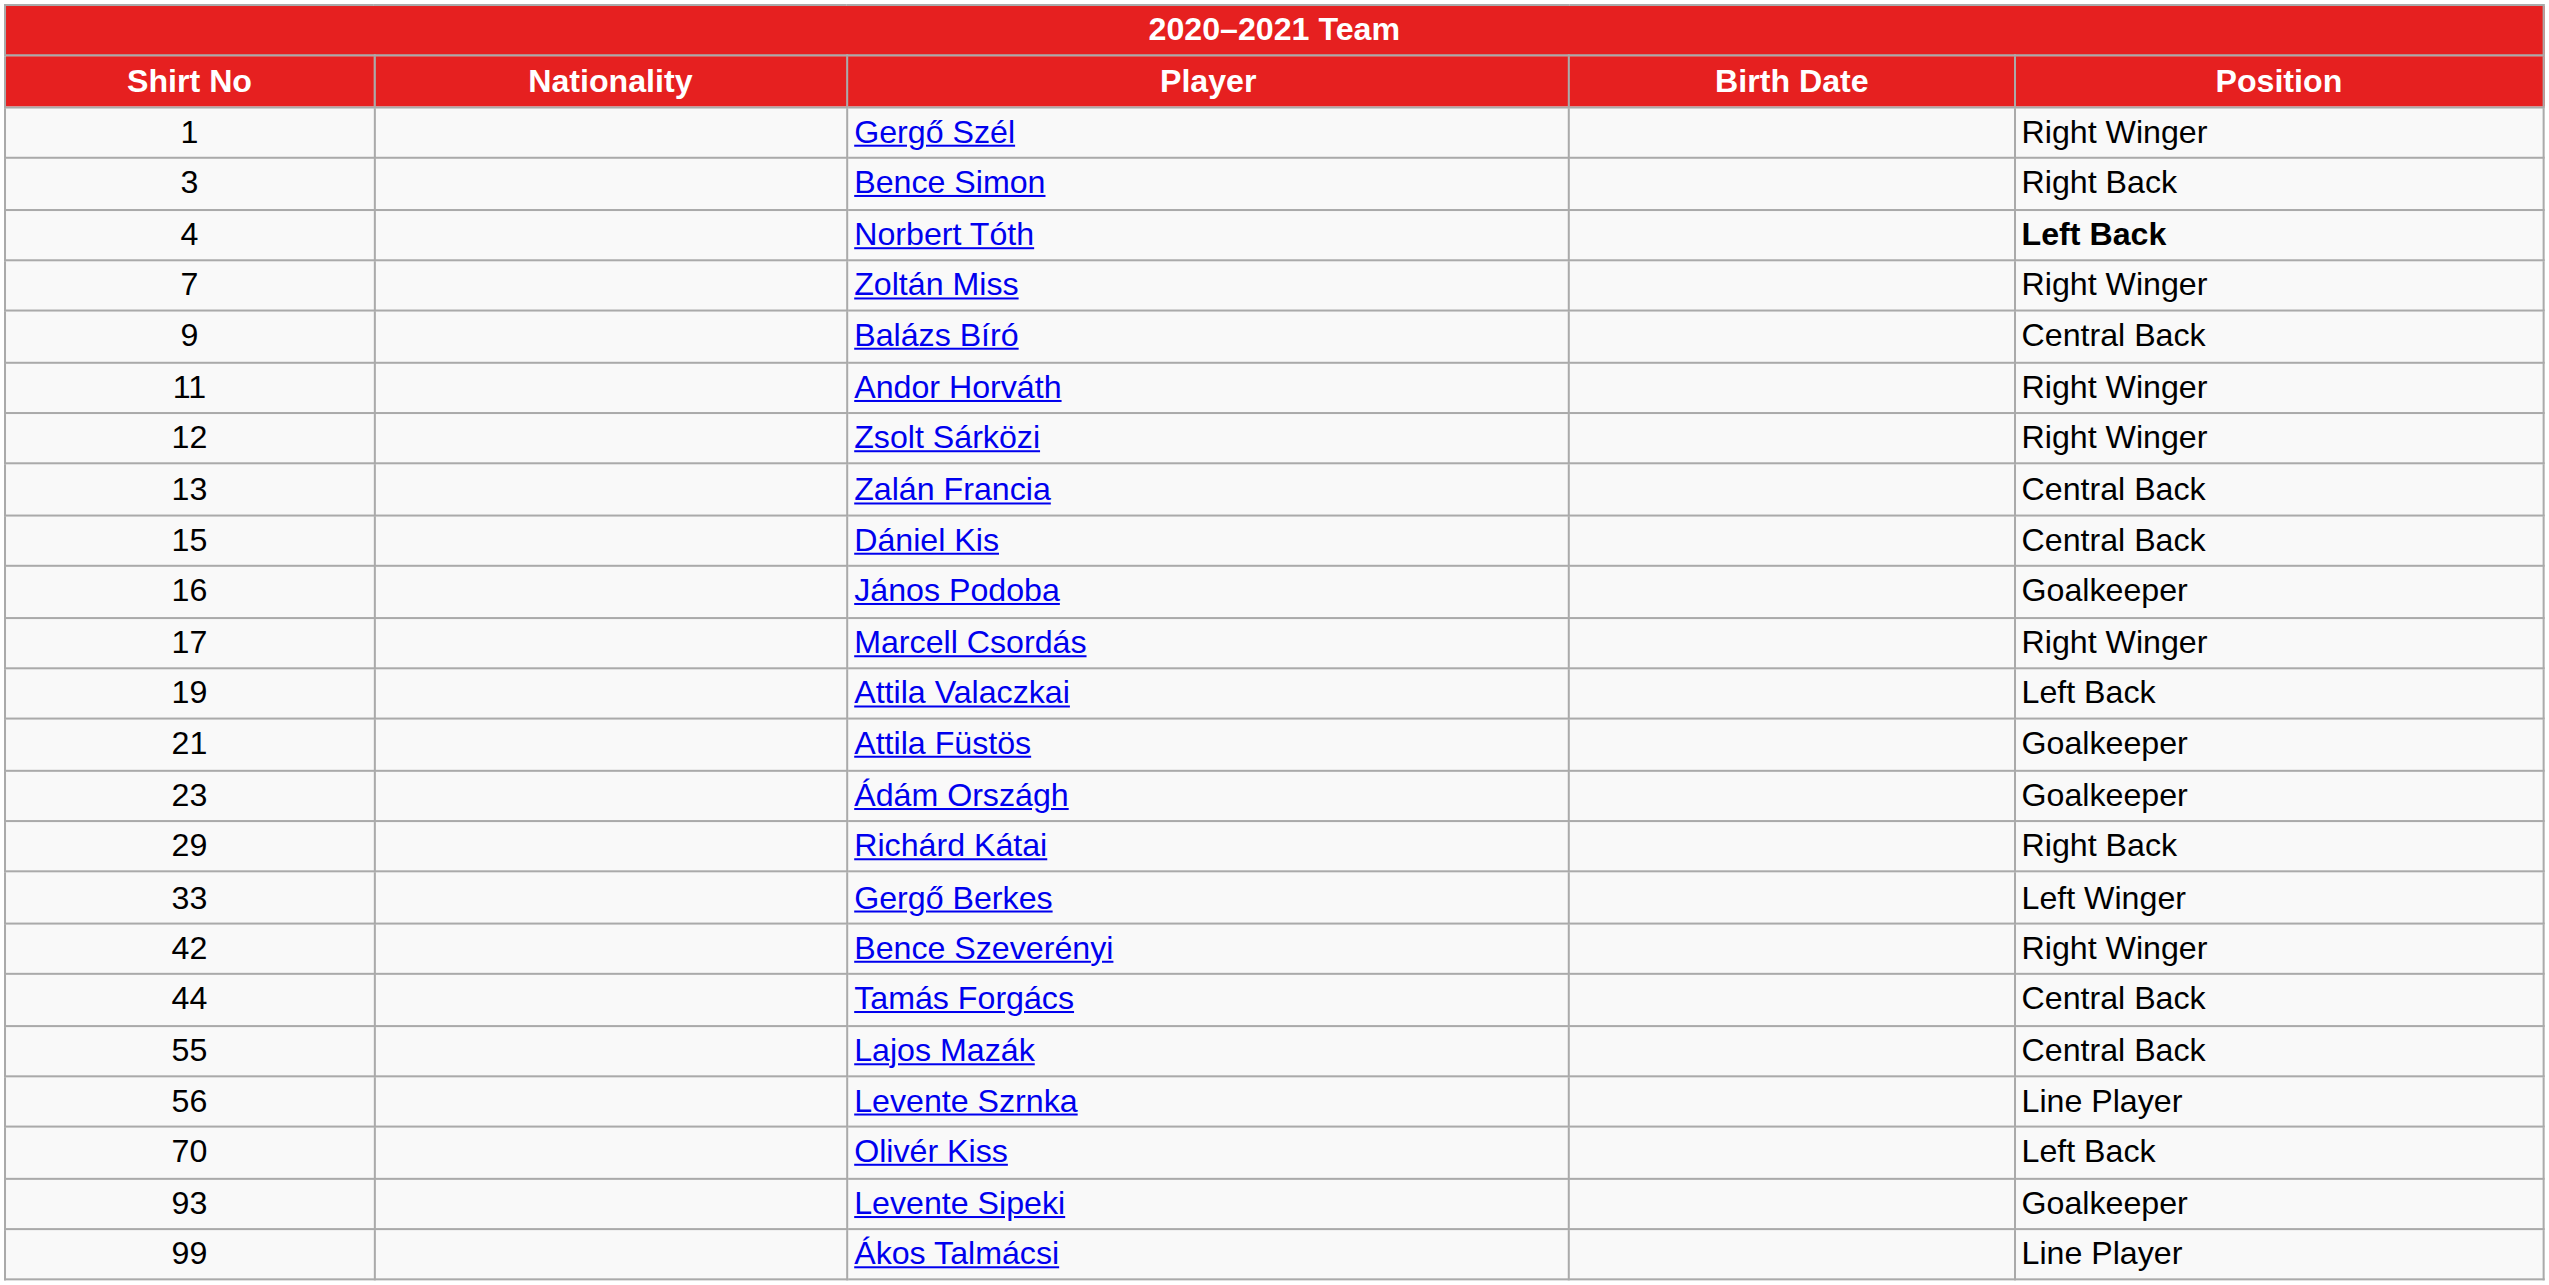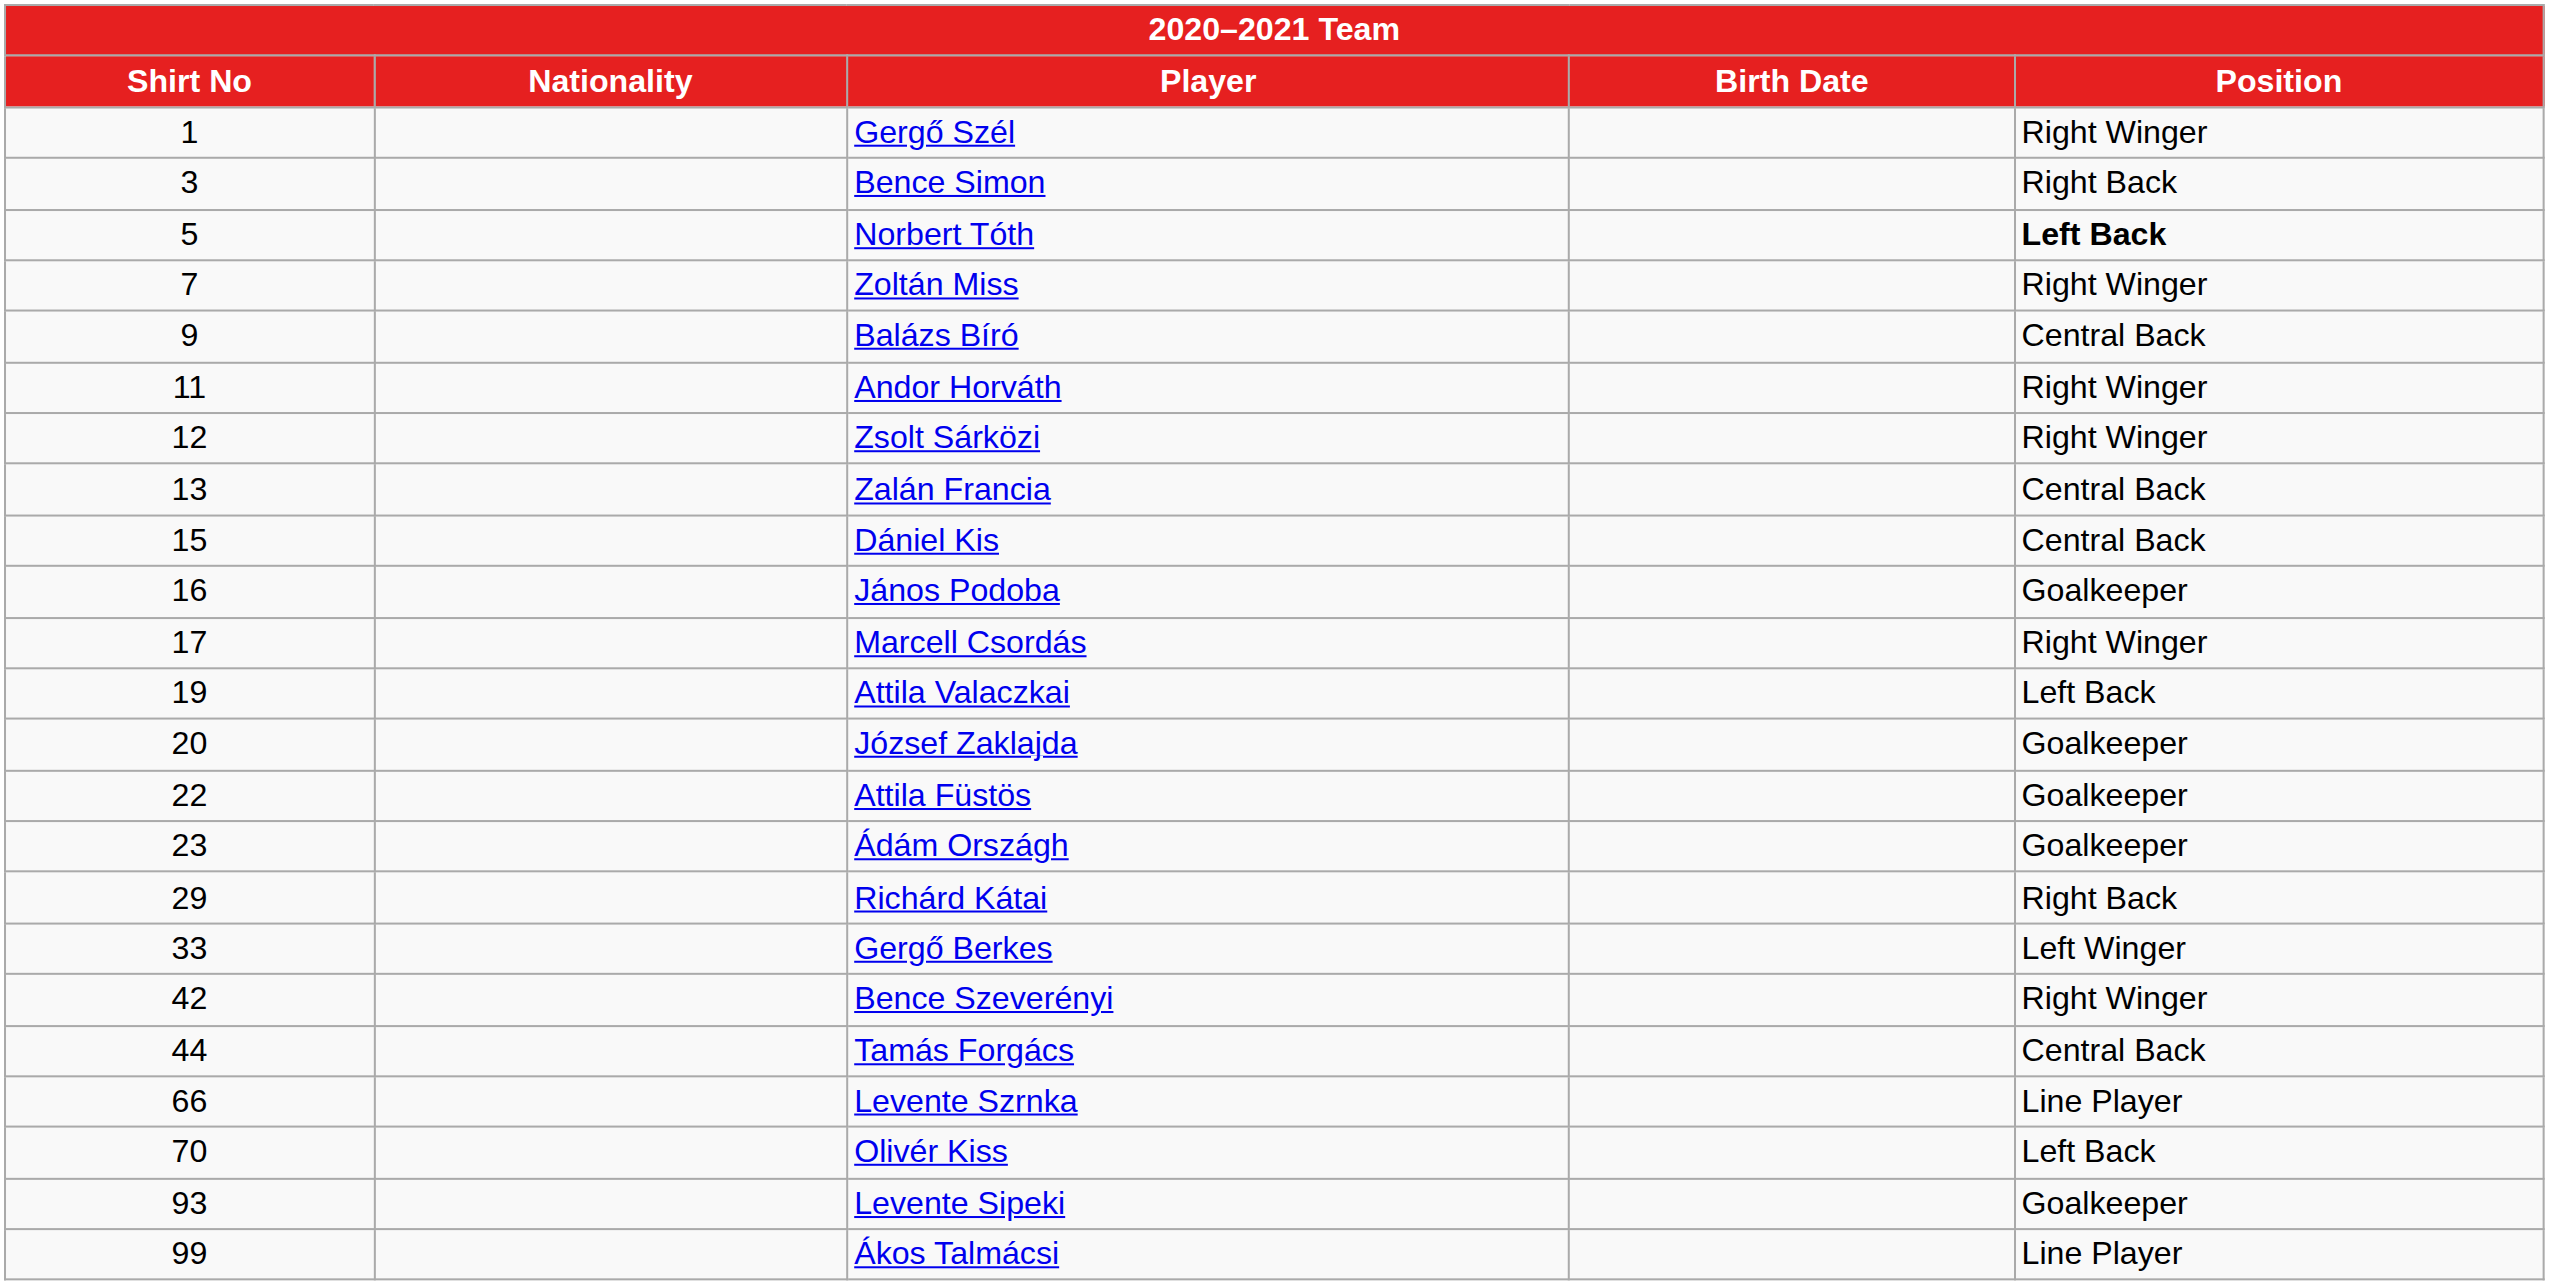(189, 234) 4 -> (189, 234) 5
+ row: (966, 744)
(190, 744) 21 -> (190, 795) 22
- row: (944, 1050)
(190, 1101) 56 -> (190, 1101) 66
